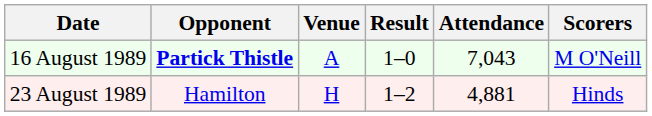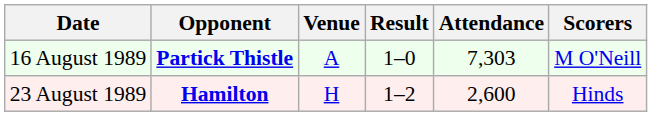(491, 58) 7,043 -> (491, 58) 7,303
(225, 93) normal -> (225, 93) bold
(491, 93) 4,881 -> (491, 93) 2,600
